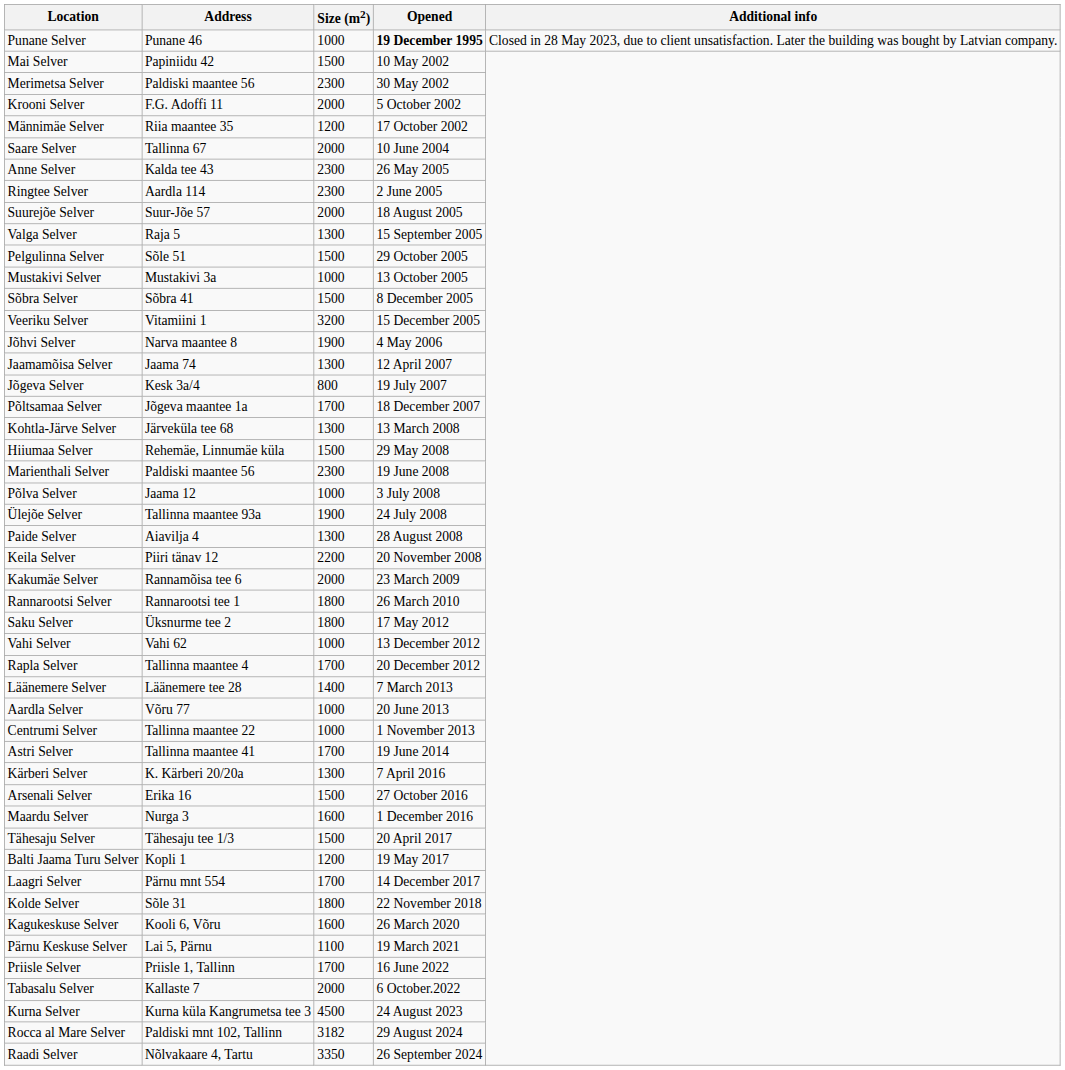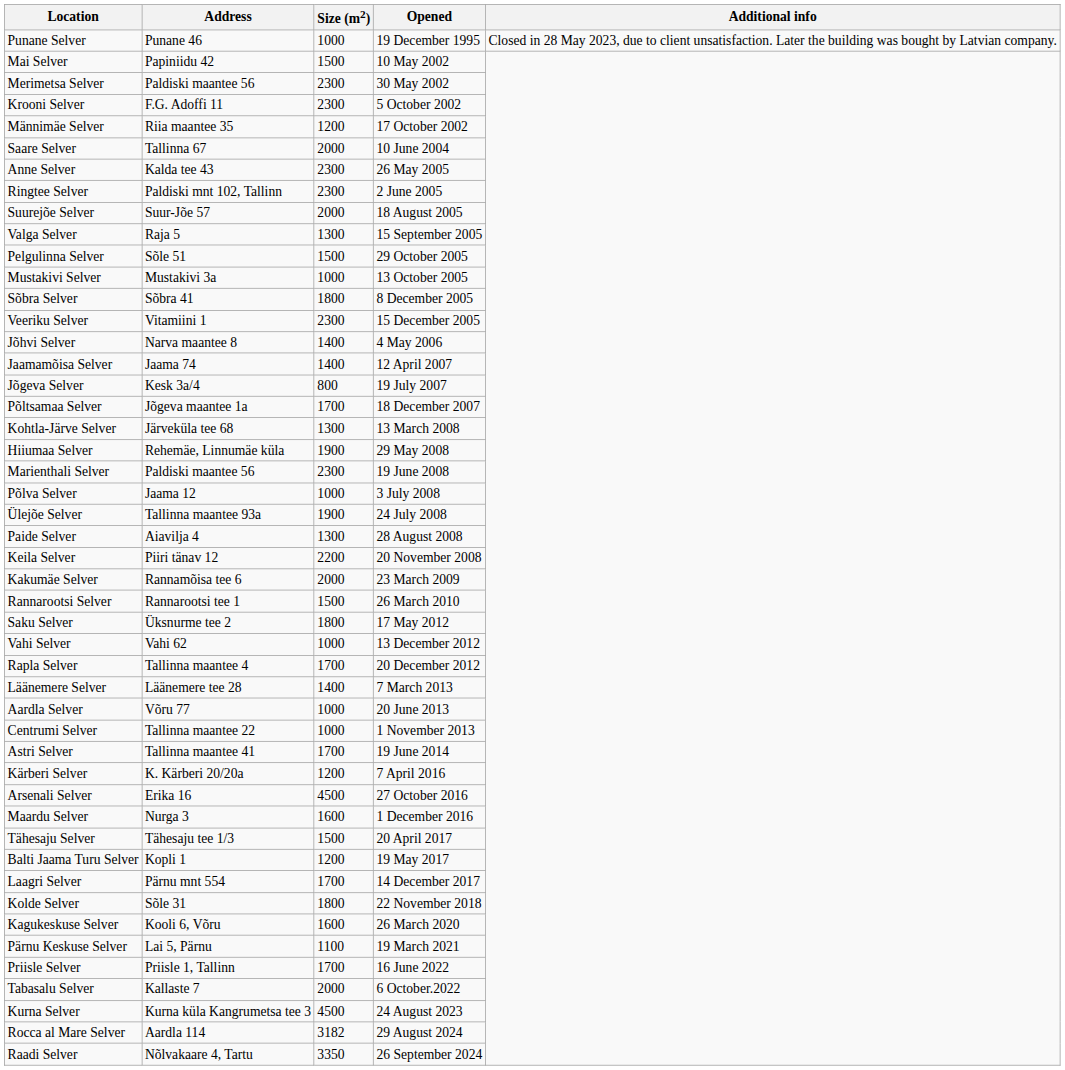(430, 40) bold -> (428, 40) normal
(331, 105) 2000 -> (331, 105) 2300
(175, 191) Aardla 114 -> (213, 191) Paldiski mnt 102, Tallinn
(331, 299) 1500 -> (331, 299) 1800
(331, 320) 3200 -> (331, 320) 2300
(331, 342) 1900 -> (331, 342) 1400
(331, 364) 1300 -> (331, 364) 1400
(331, 450) 1500 -> (331, 450) 1900
(331, 601) 1800 -> (331, 601) 1500
(331, 773) 1300 -> (331, 773) 1200
(331, 795) 1500 -> (331, 795) 4500
(213, 1032) Paldiski mnt 102, Tallinn -> (175, 1032) Aardla 114
